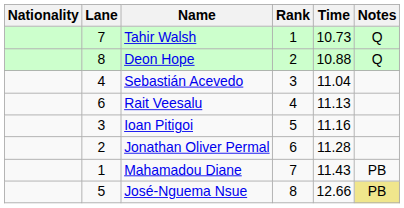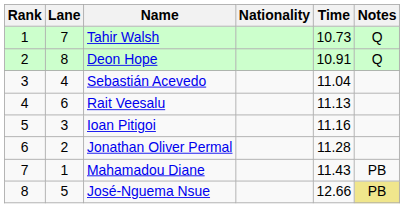columns swapped: (293, 15) <-> (43, 15)
(334, 59) 10.88 -> (334, 59) 10.91
